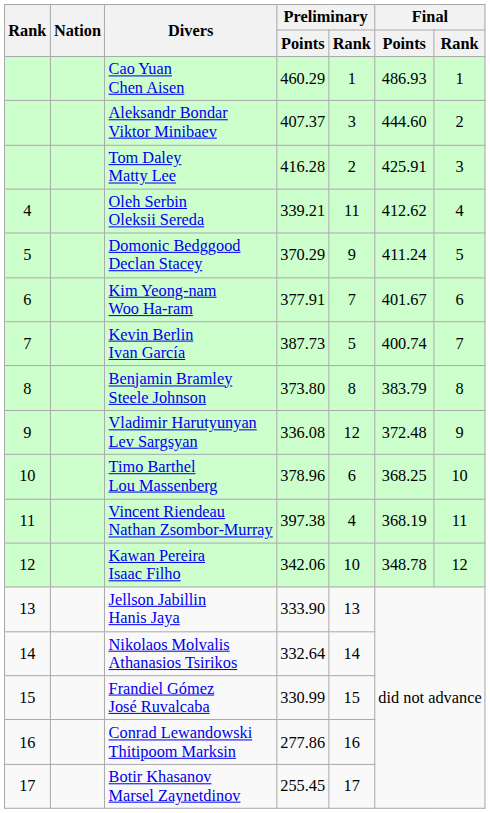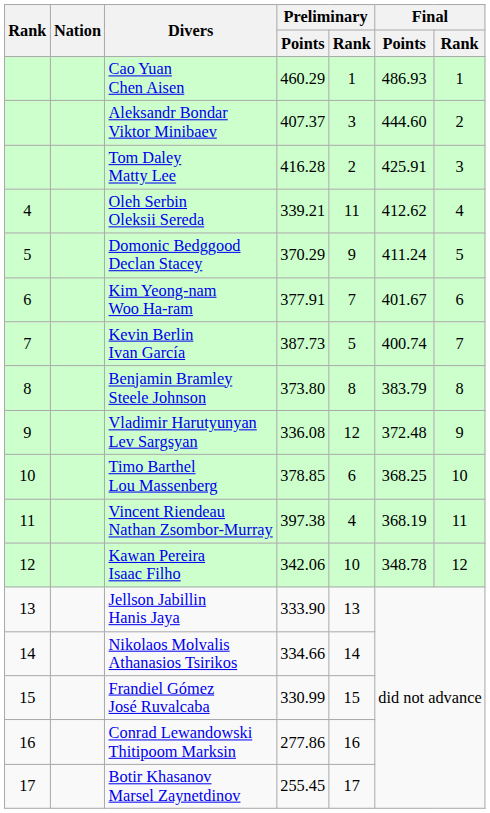(303, 476) 378.96 -> (303, 476) 378.85
(303, 653) 332.64 -> (303, 653) 334.66
